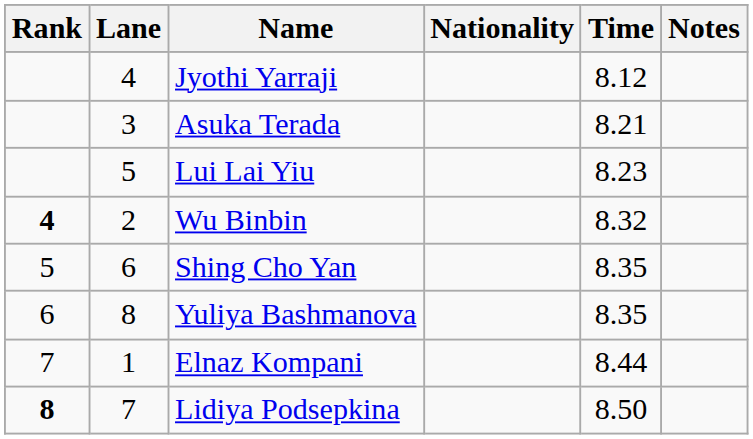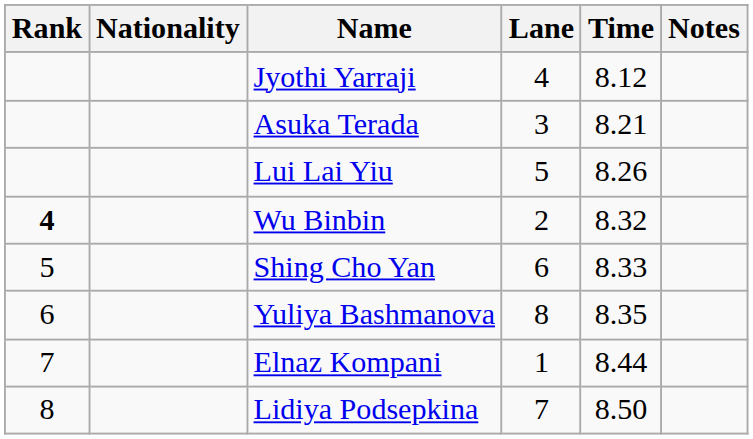columns swapped: (129, 28) <-> (502, 28)
(621, 171) 8.23 -> (621, 171) 8.26
(621, 266) 8.35 -> (621, 266) 8.33
(47, 409) bold -> (47, 409) normal
